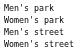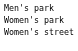- row: (34, 32)
